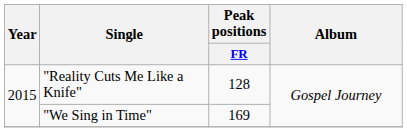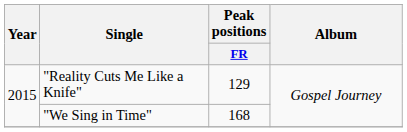(239, 84) 128 -> (239, 84) 129
(239, 115) 169 -> (239, 115) 168
